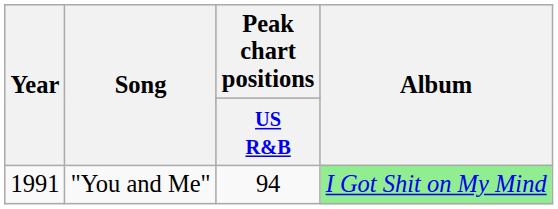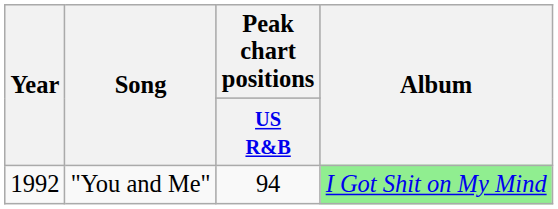(35, 184) 1991 -> (35, 184) 1992
